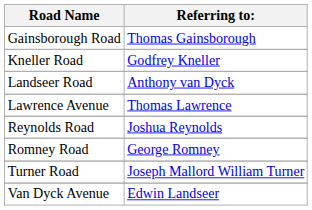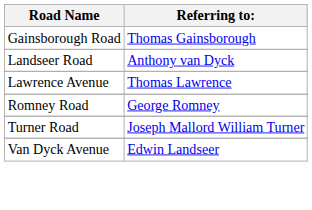- row: (45, 60)
- row: (51, 127)
